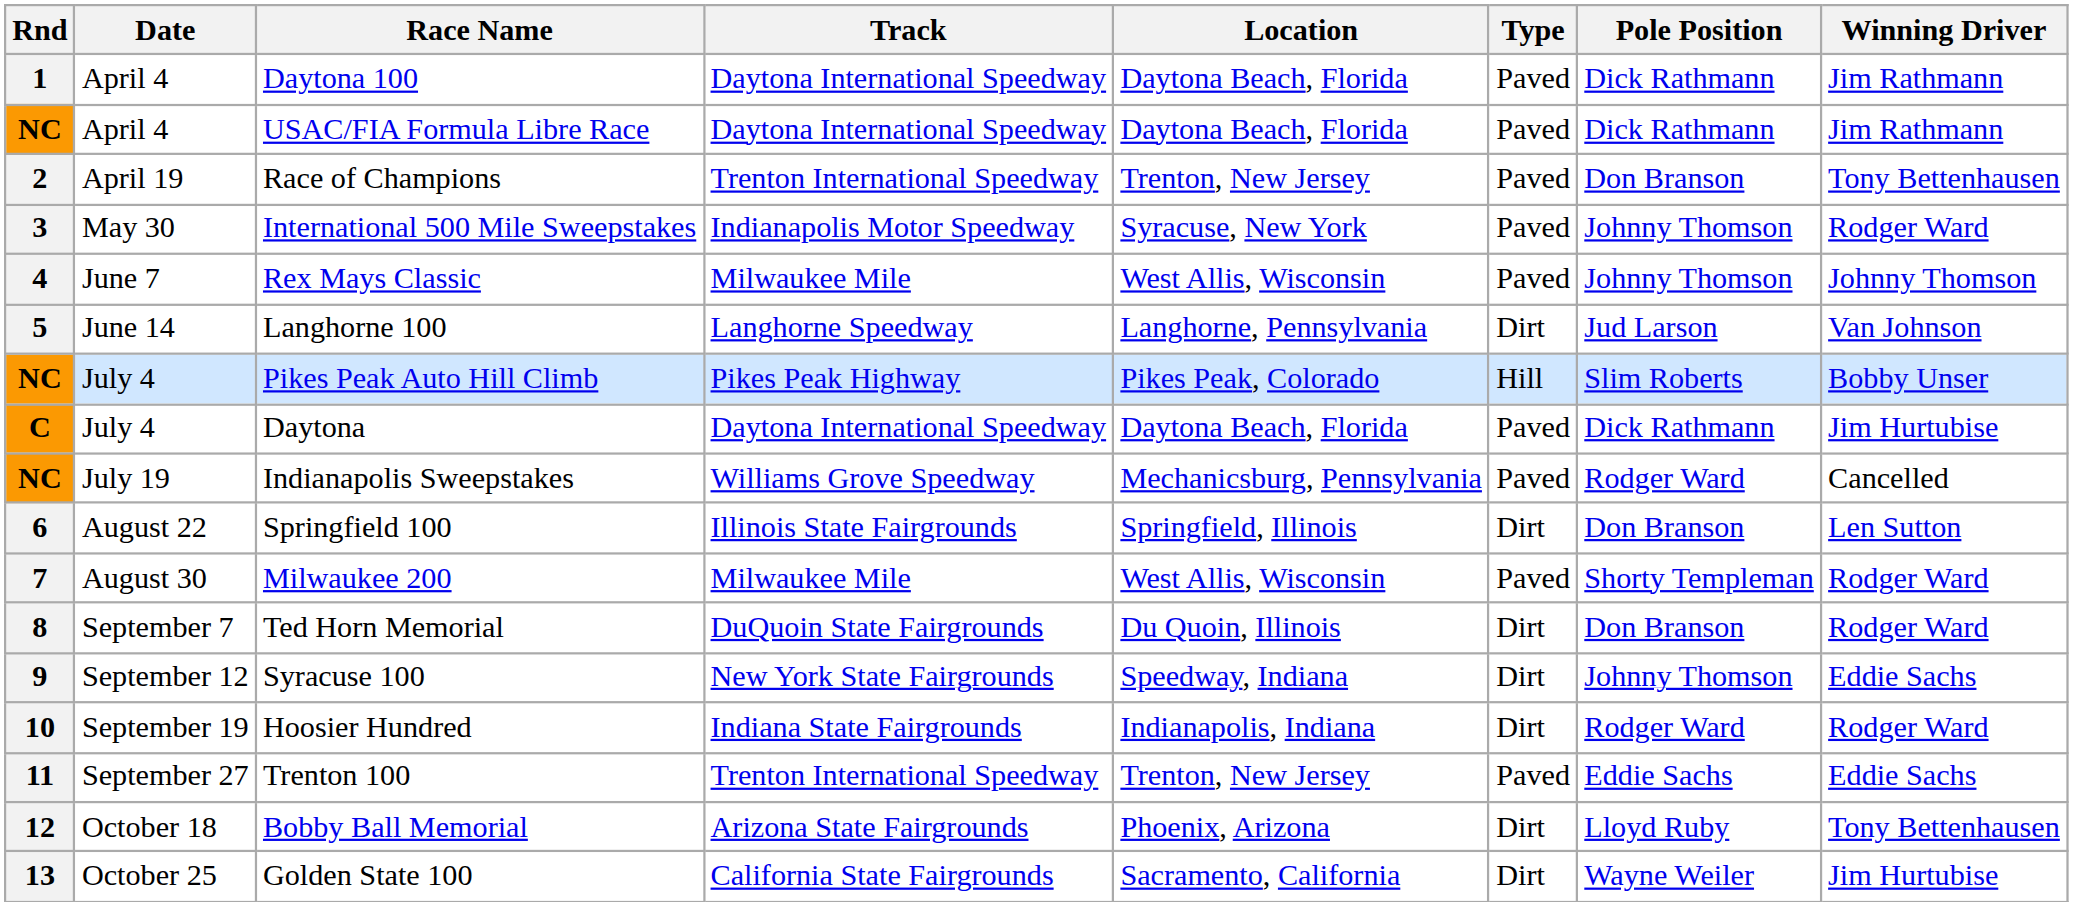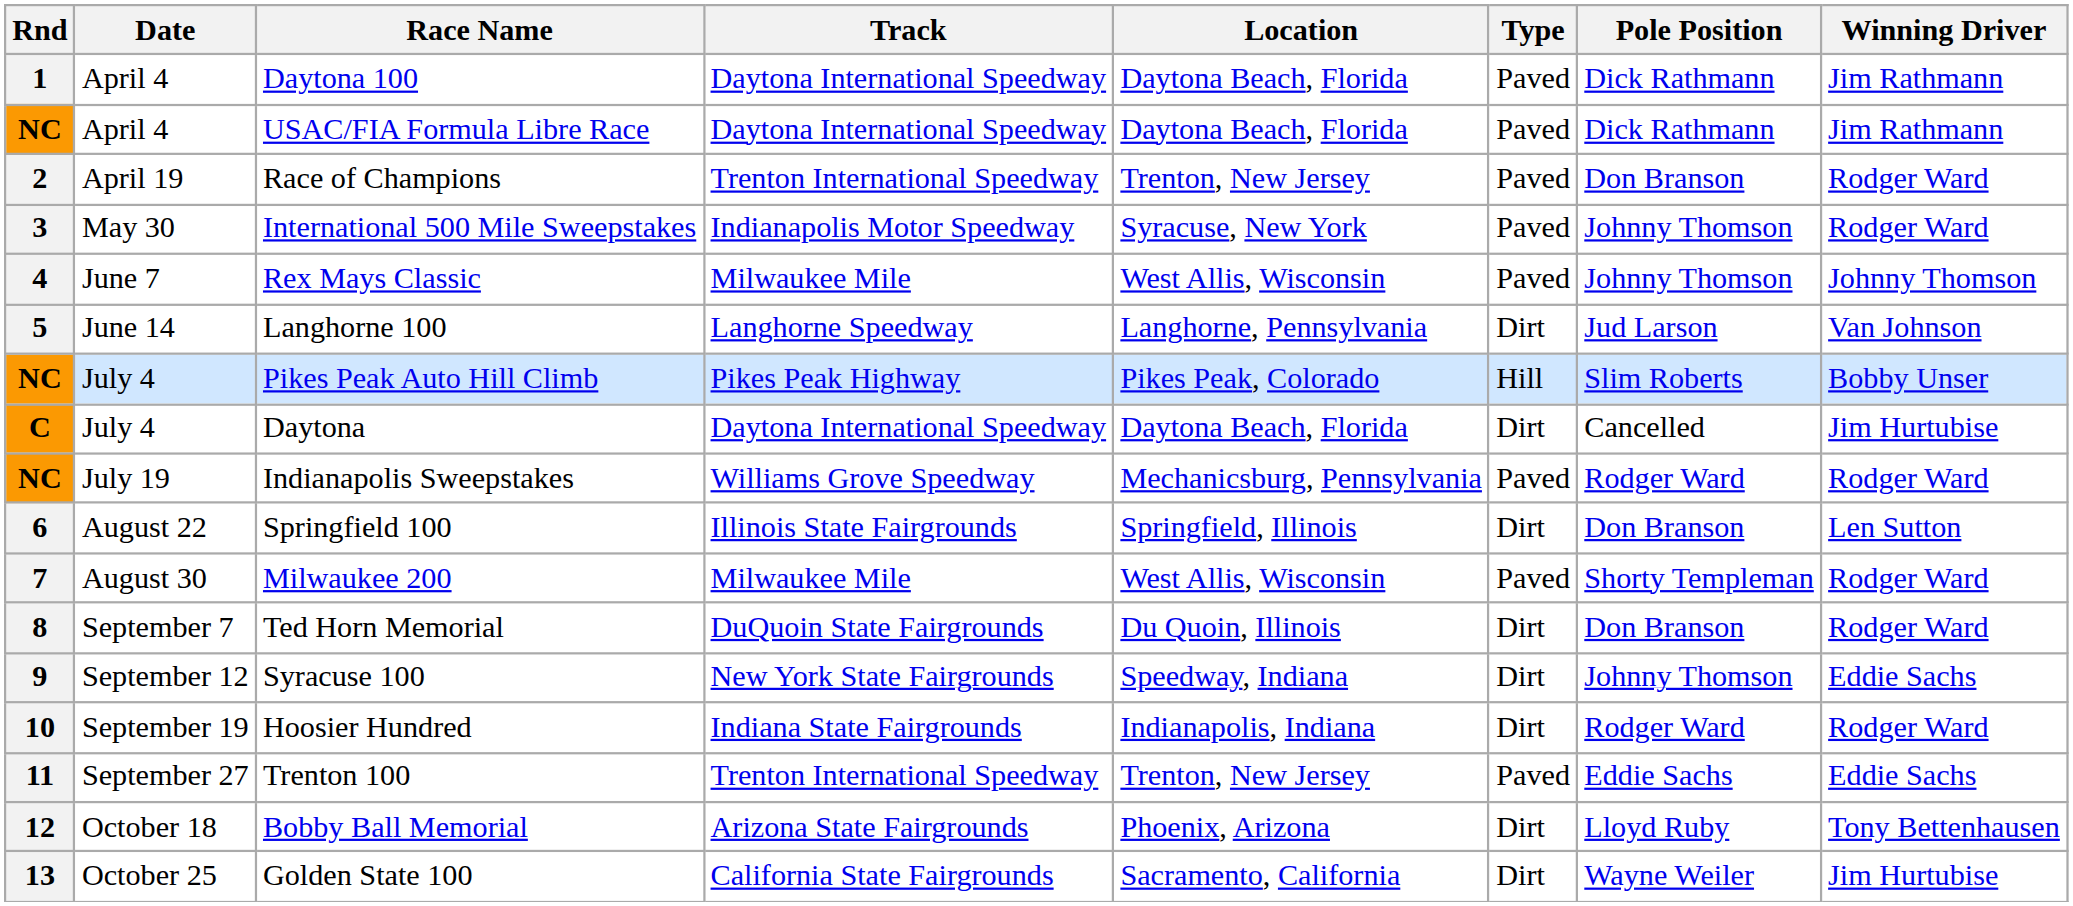(1944, 178) Tony Bettenhausen -> (1908, 178) Rodger Ward
(1533, 427) Paved -> (1521, 427) Dirt
(1679, 427) Dick Rathmann -> (1645, 427) Cancelled
(1888, 477) Cancelled -> (1908, 477) Rodger Ward
